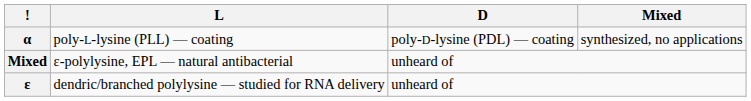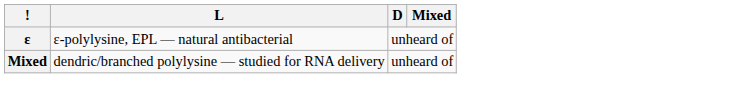- row: (143, 38)
(27, 61) Mixed -> (27, 38) ε
(27, 84) ε -> (27, 61) Mixed
